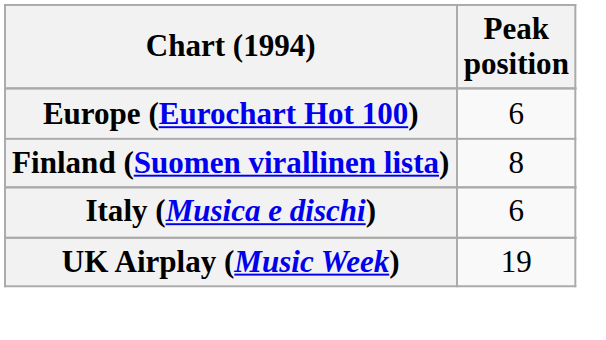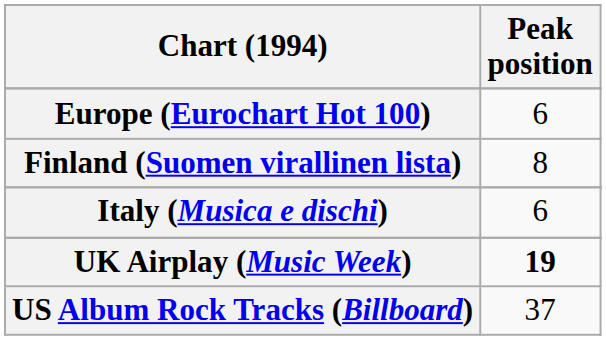(516, 260) normal -> (540, 260) bold
+ row: (243, 310)
